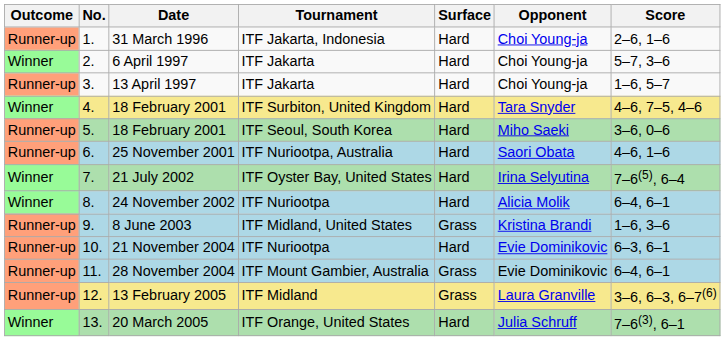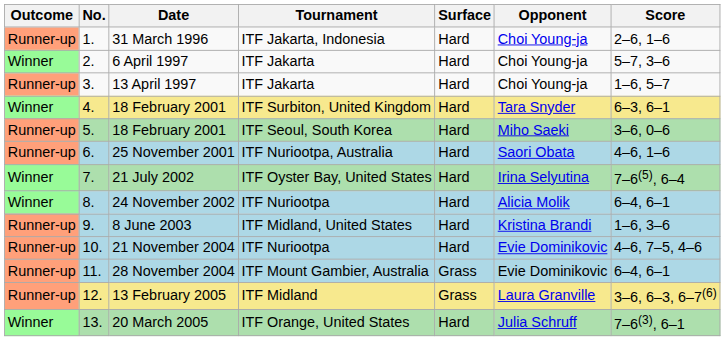(658, 107) 4–6, 7–5, 4–6 -> (642, 107) 6–3, 6–1
(457, 225) Grass -> (454, 225) Hard
(642, 248) 6–3, 6–1 -> (658, 248) 4–6, 7–5, 4–6
